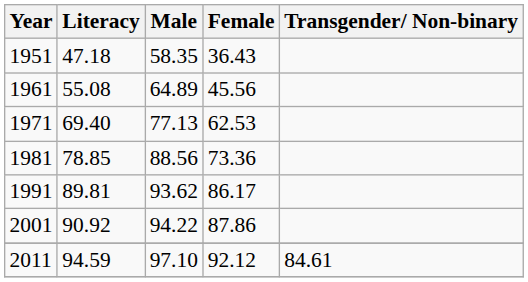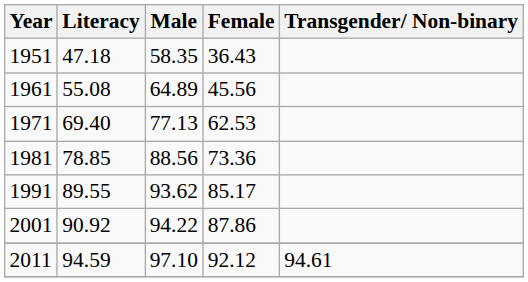(86, 191) 89.81 -> (86, 191) 89.55
(232, 191) 86.17 -> (232, 191) 85.17
(308, 259) 84.61 -> (308, 259) 94.61
